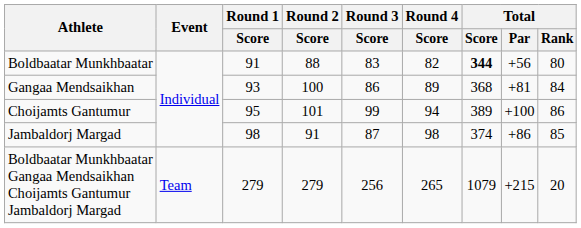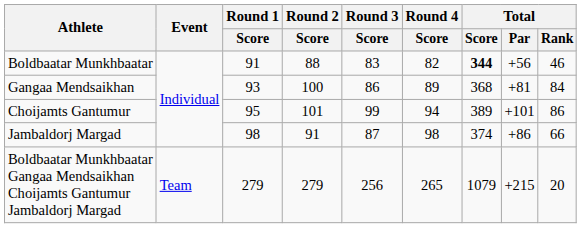(557, 63) 80 -> (557, 63) 46
(519, 111) +100 -> (519, 111) +101
(557, 135) 85 -> (557, 135) 66
